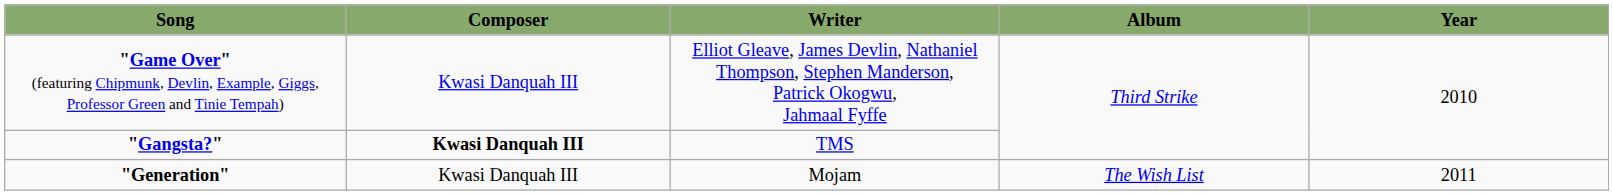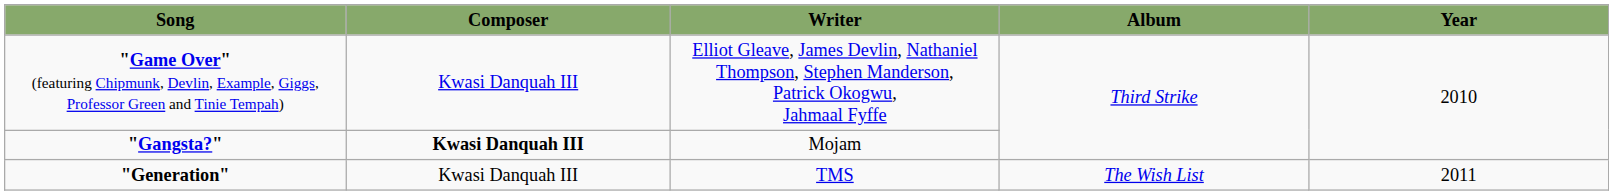(835, 144) TMS -> (835, 144) Mojam
(835, 174) Mojam -> (835, 174) TMS
